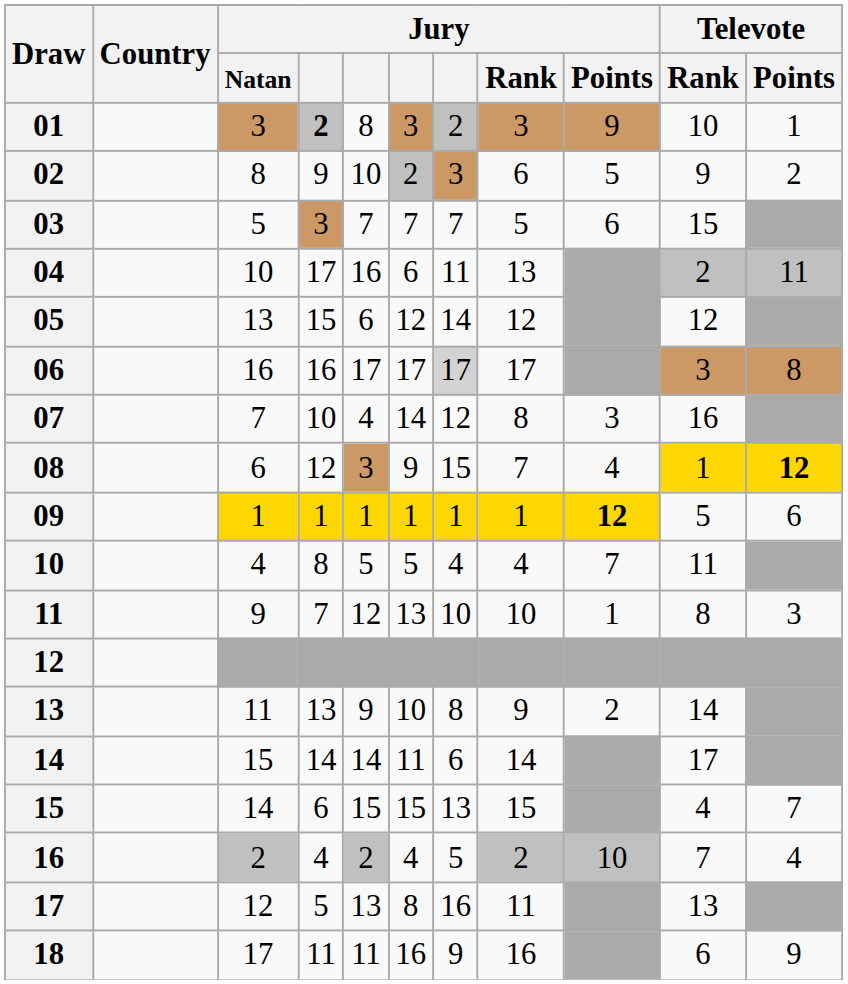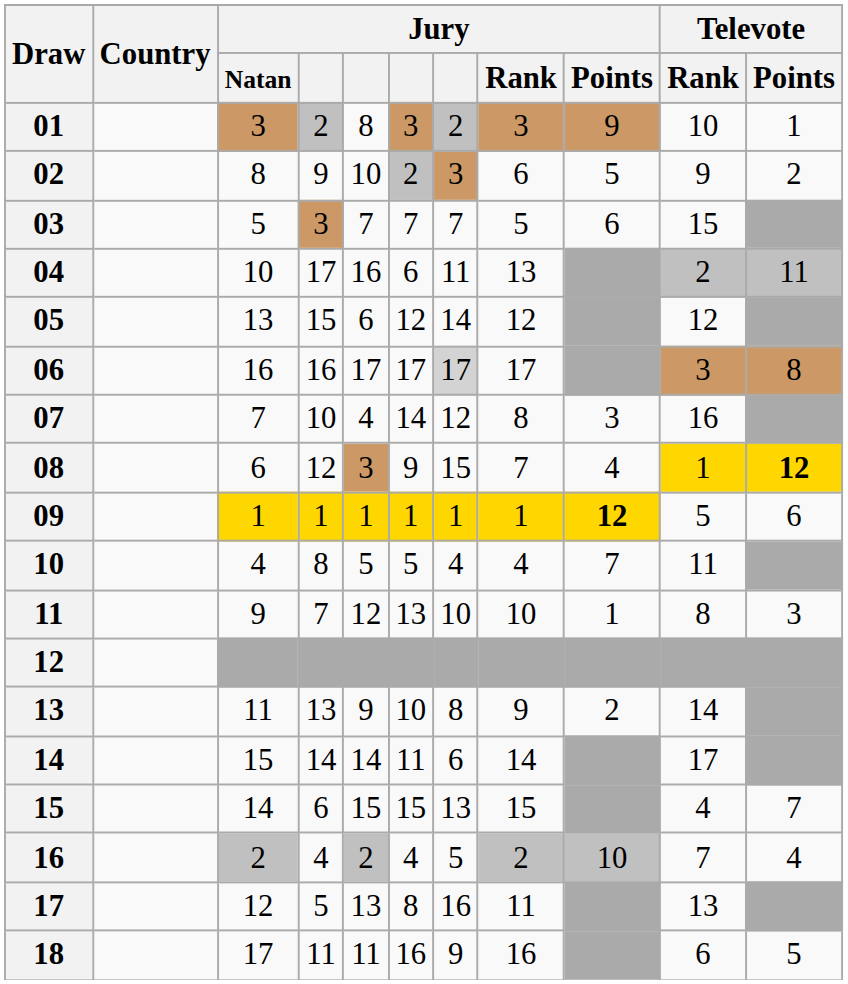(321, 126) bold -> (321, 126) normal
(794, 954) 9 -> (794, 954) 5
